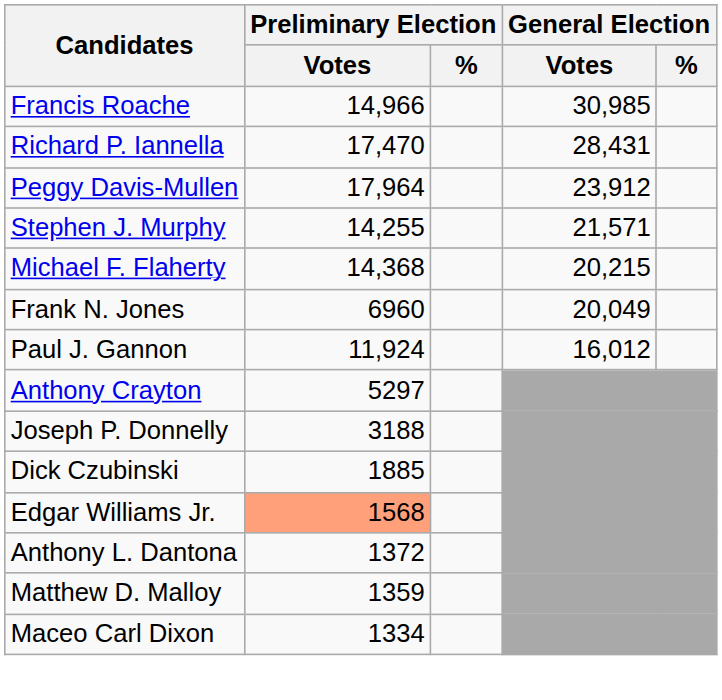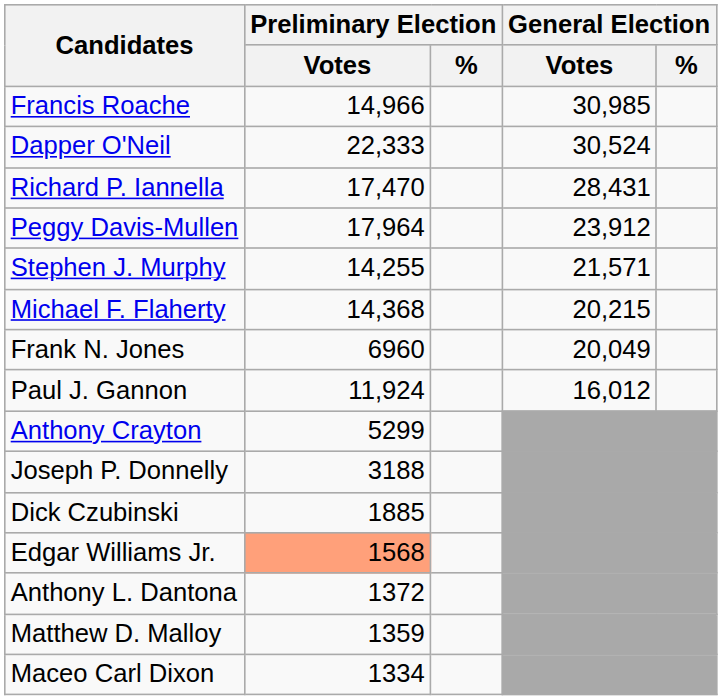+ row: (91, 146)
(396, 390) 5297 -> (396, 430) 5299
